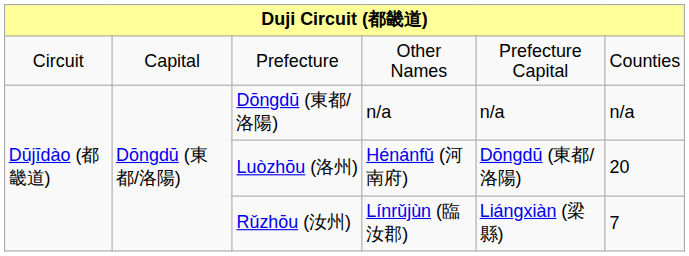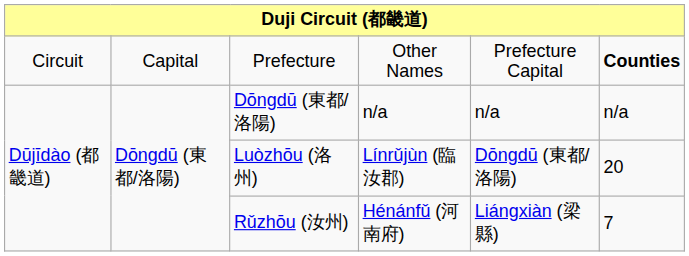(645, 60) normal -> (642, 60) bold
(415, 167) Hénánfǔ (河南府) -> (409, 167) Línrǔjùn (臨汝郡)
(413, 222) Línrǔjùn (臨汝郡) -> (411, 222) Hénánfǔ (河南府)
